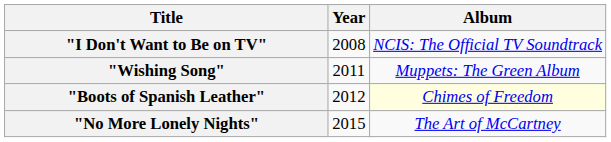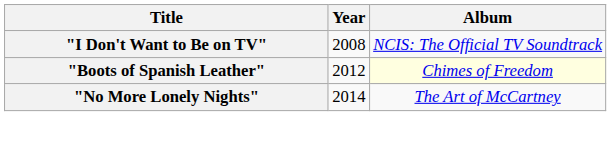- row: (166, 70)
(349, 123) 2015 -> (349, 96) 2014
